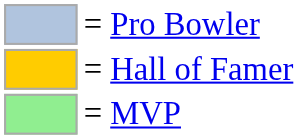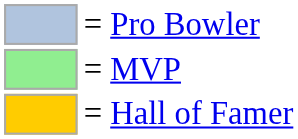rows swapped: (132, 113) <-> (188, 68)
